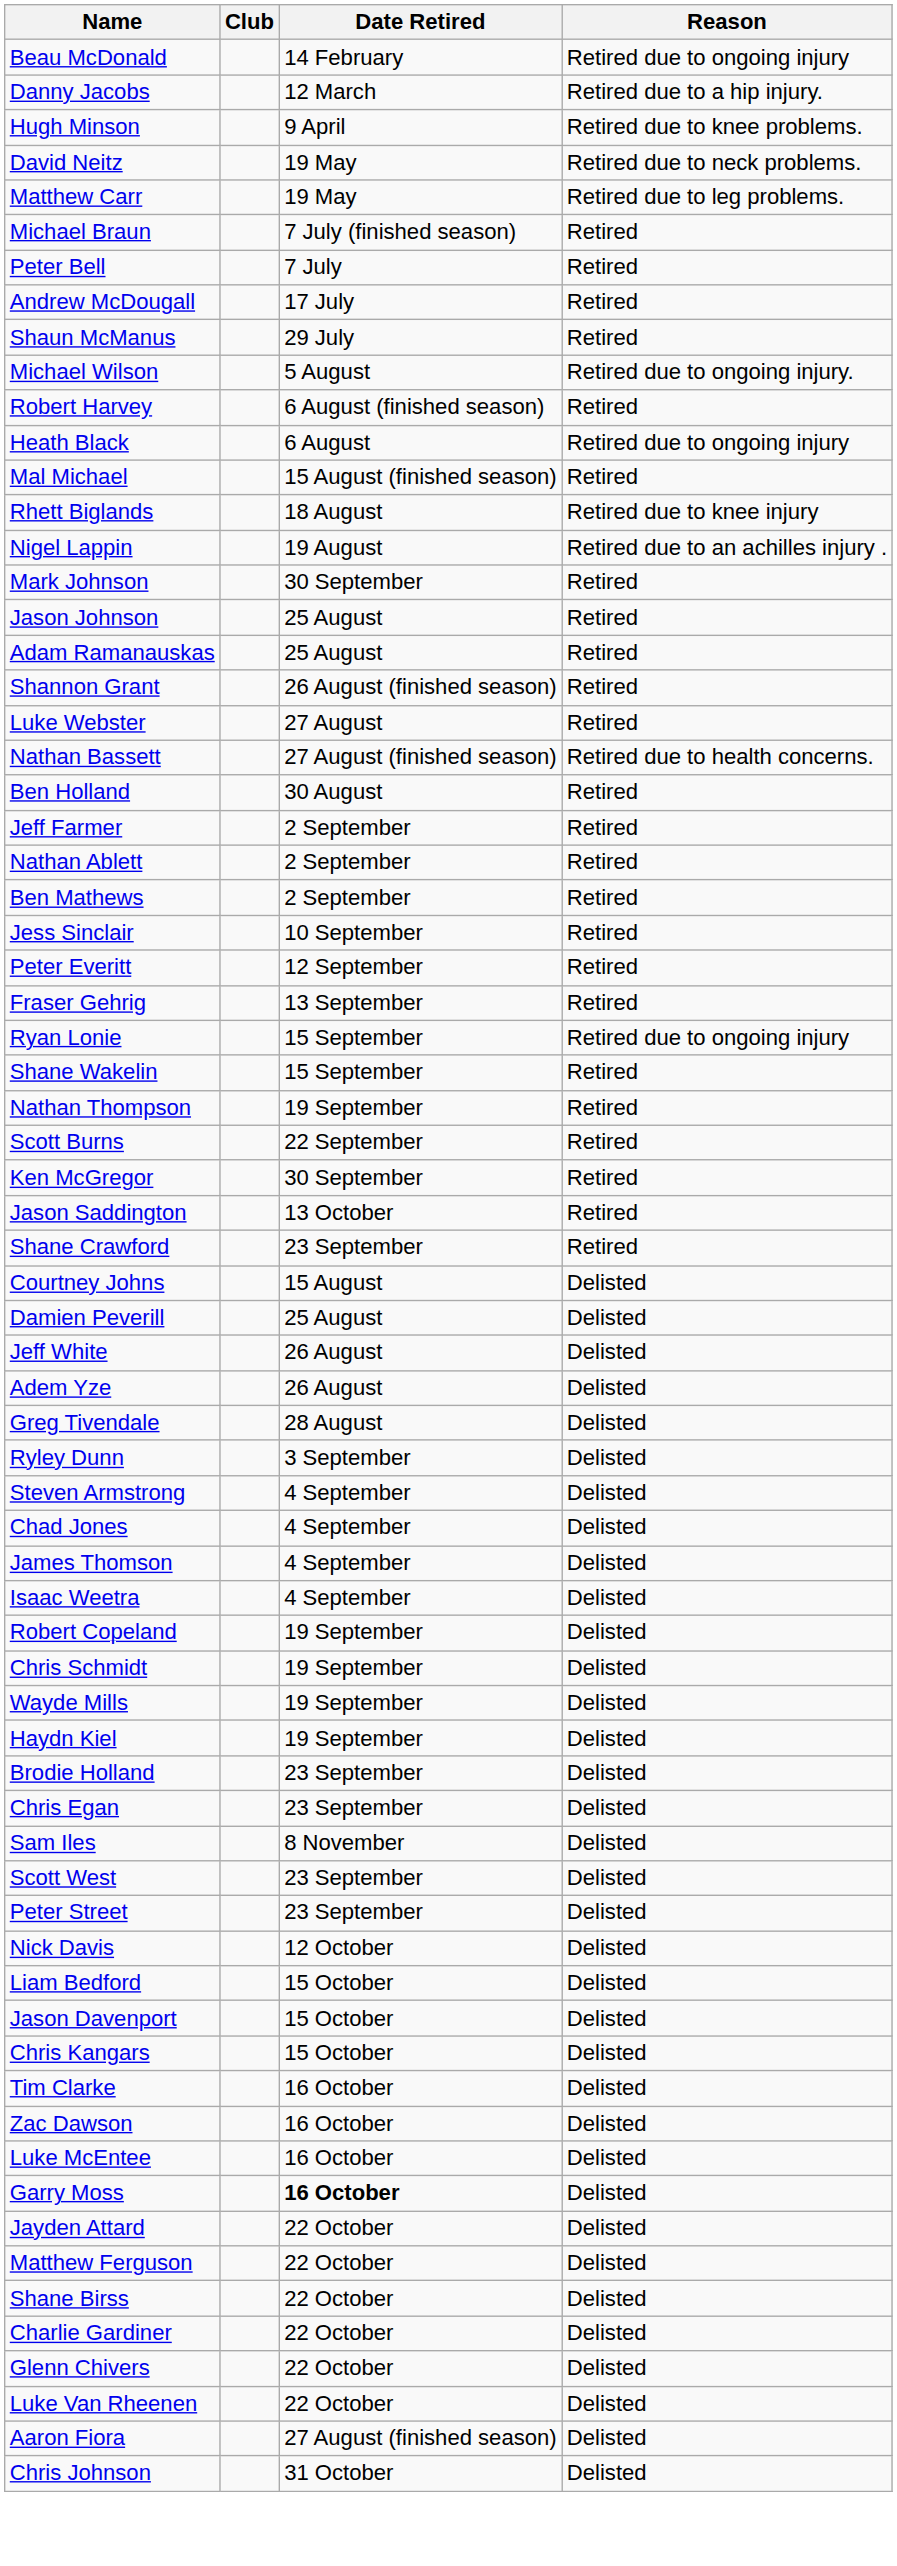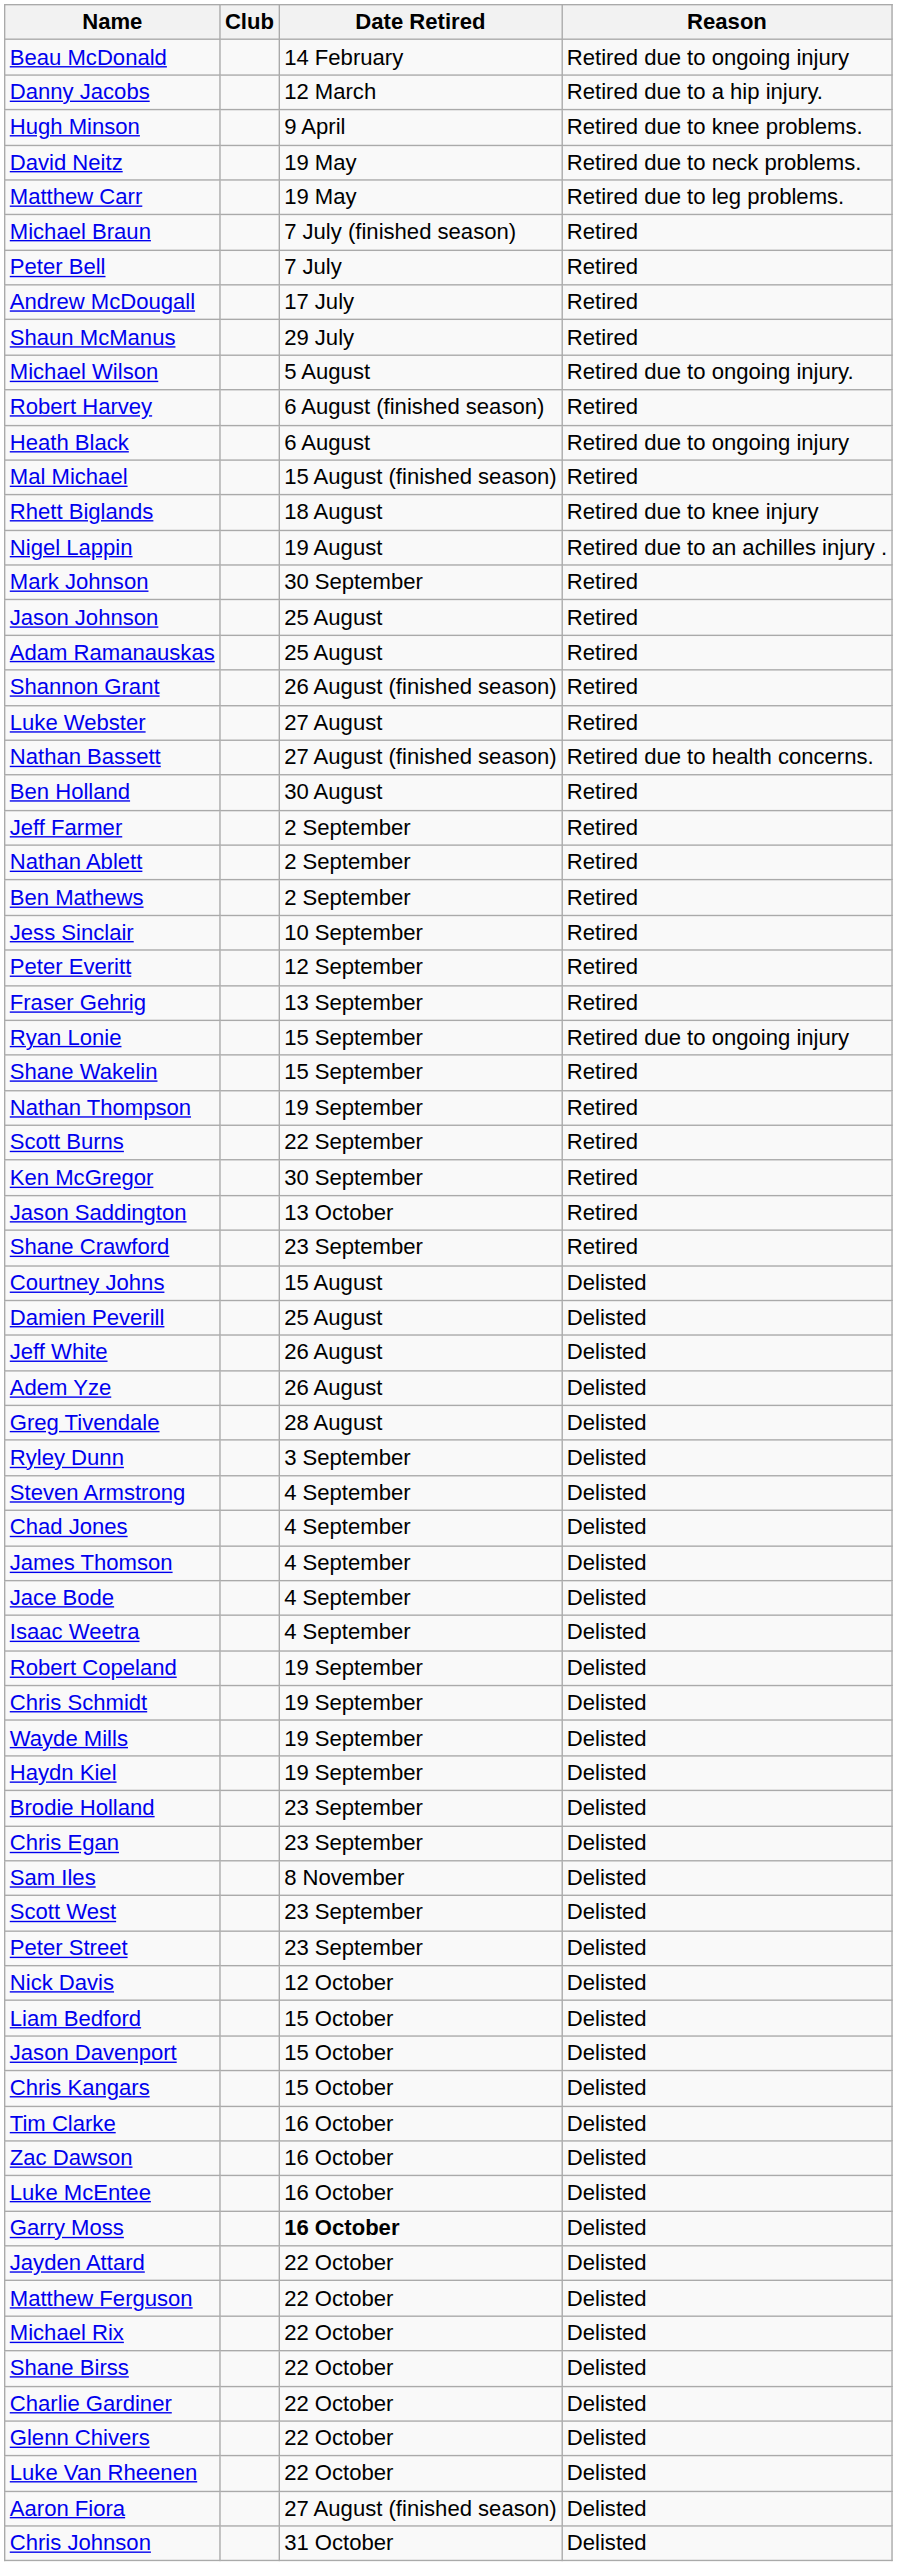+ row: (62, 1597)
+ row: (67, 2333)
